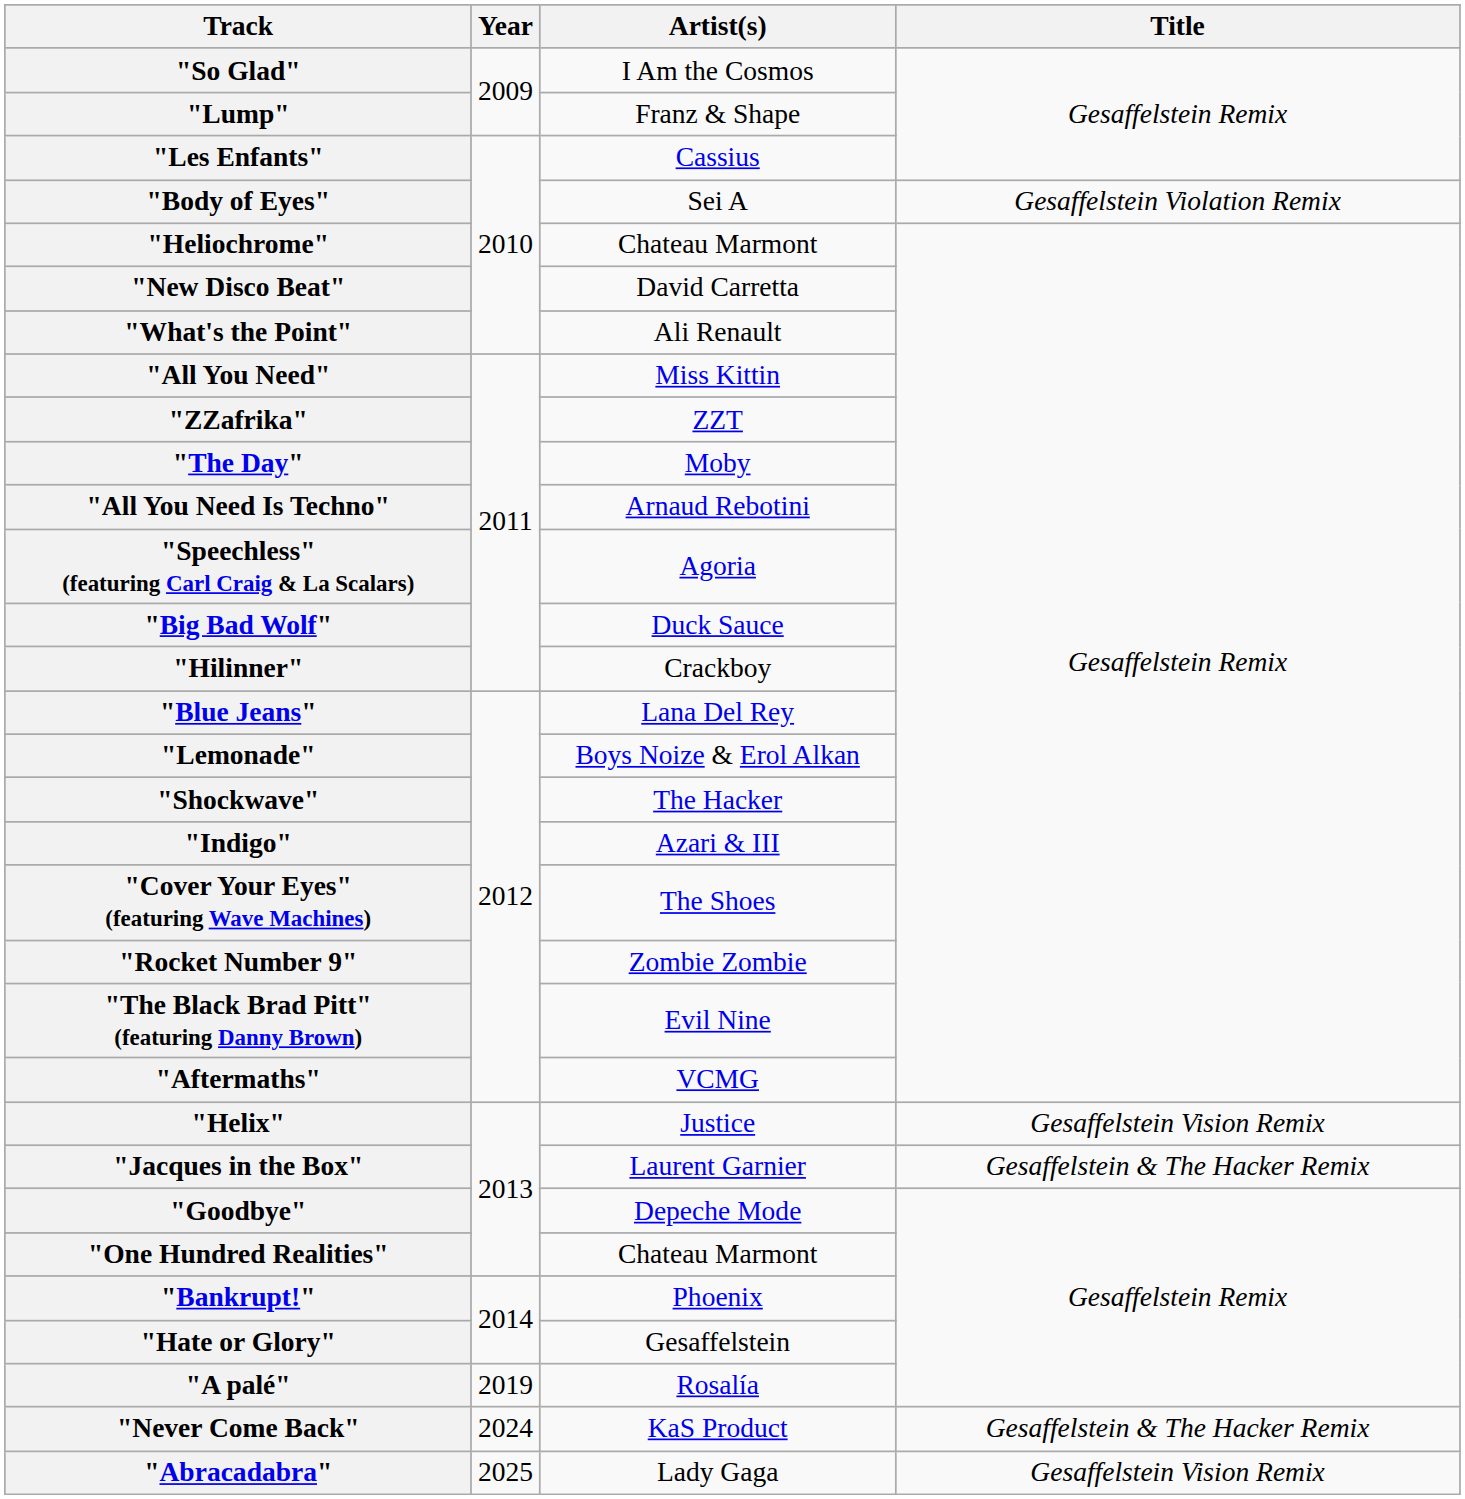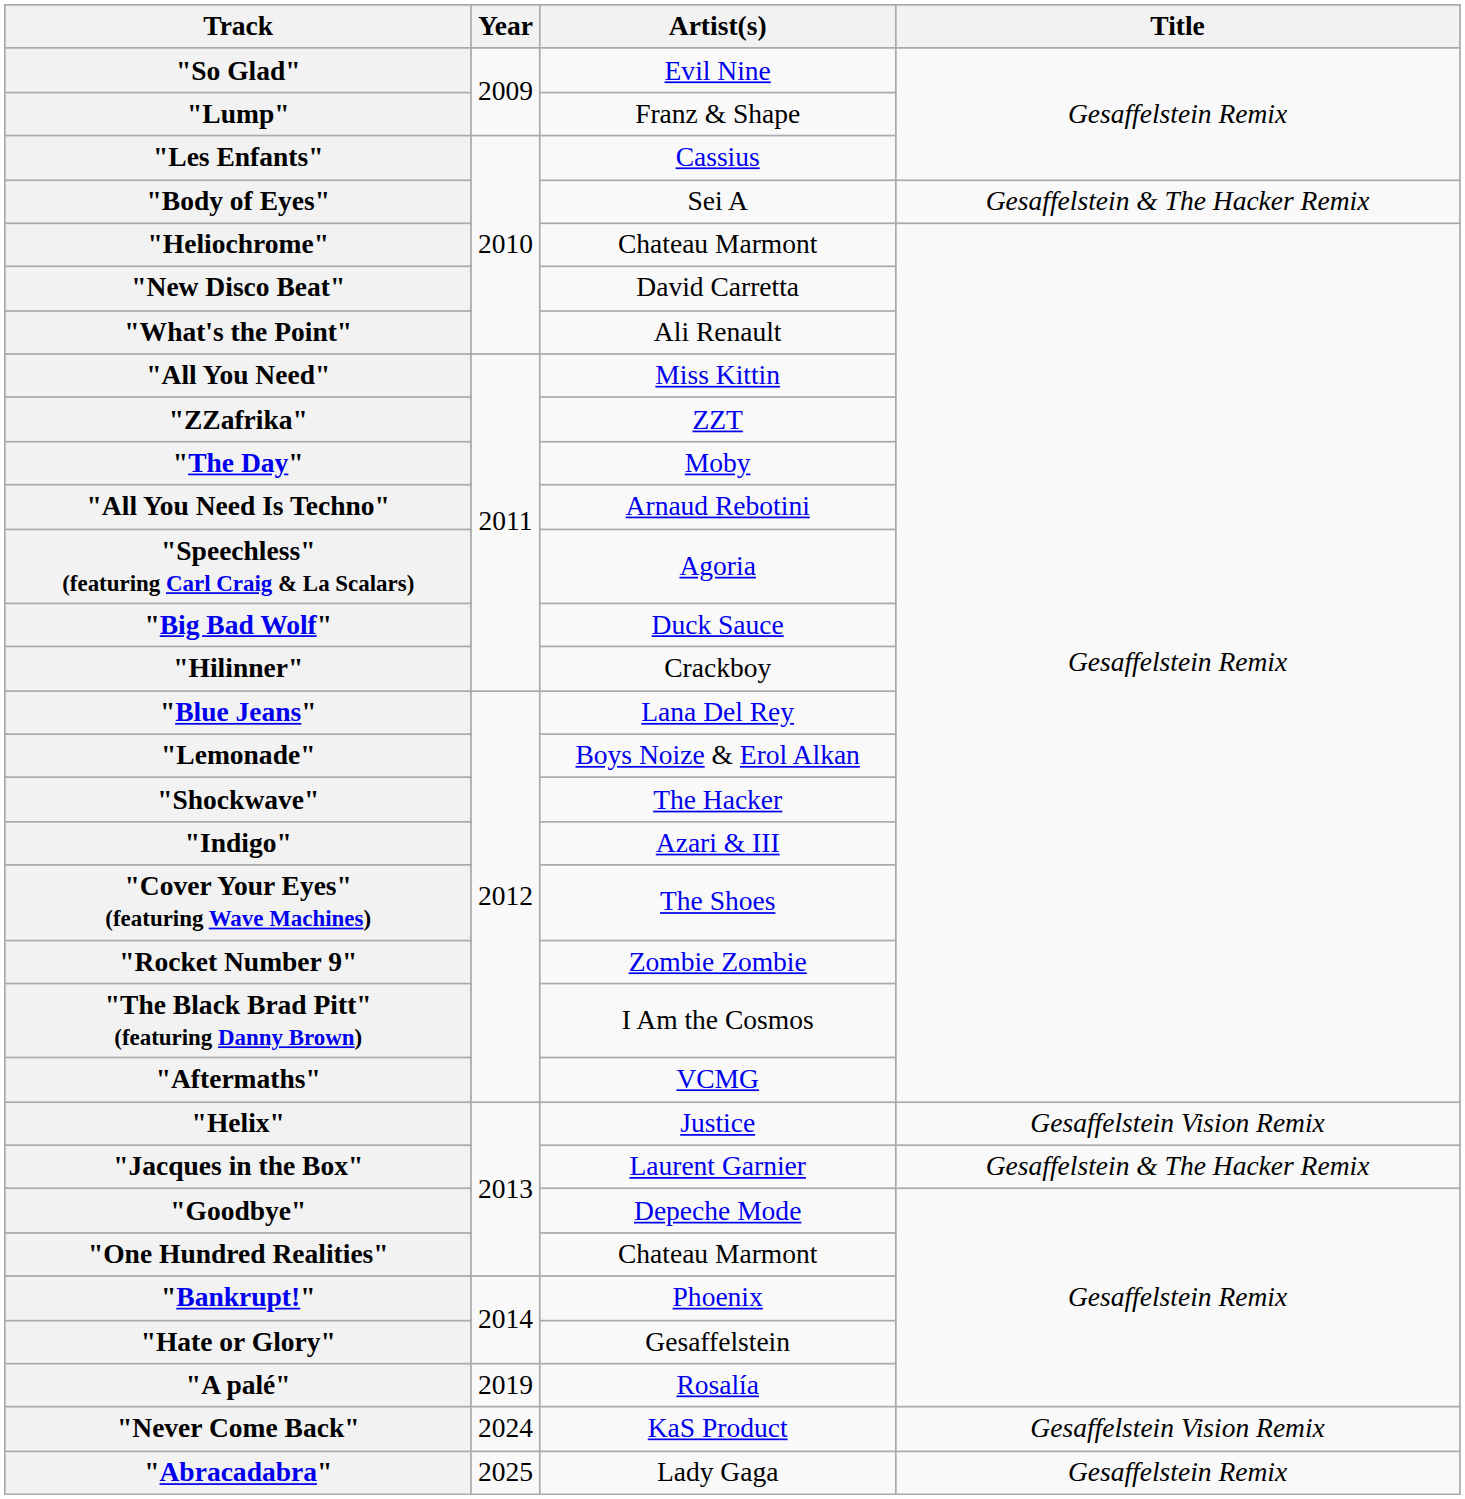(718, 69) I Am the Cosmos -> (718, 69) Evil Nine
(1178, 200) Gesaffelstein Violation Remix -> (1178, 200) Gesaffelstein & The Hacker Remix
(718, 1020) Evil Nine -> (718, 1020) I Am the Cosmos
(1178, 1428) Gesaffelstein & The Hacker Remix -> (1178, 1428) Gesaffelstein Vision Remix
(1178, 1472) Gesaffelstein Vision Remix -> (1178, 1472) Gesaffelstein Remix
